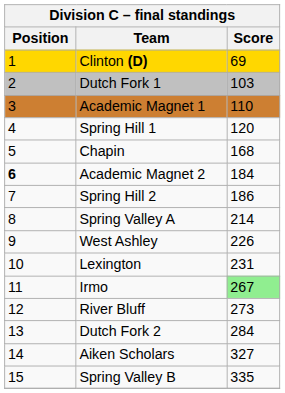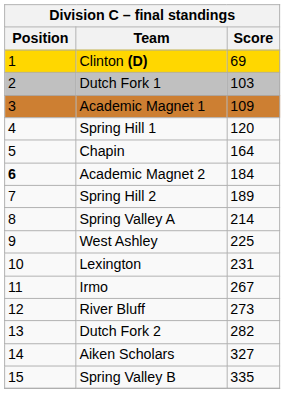(242, 106) 110 -> (242, 106) 109
(242, 151) 168 -> (242, 151) 164
(242, 196) 186 -> (242, 196) 189
(242, 241) 226 -> (242, 241) 225
(242, 287) lightgreen background -> (242, 287) no background
(242, 332) 284 -> (242, 332) 282
